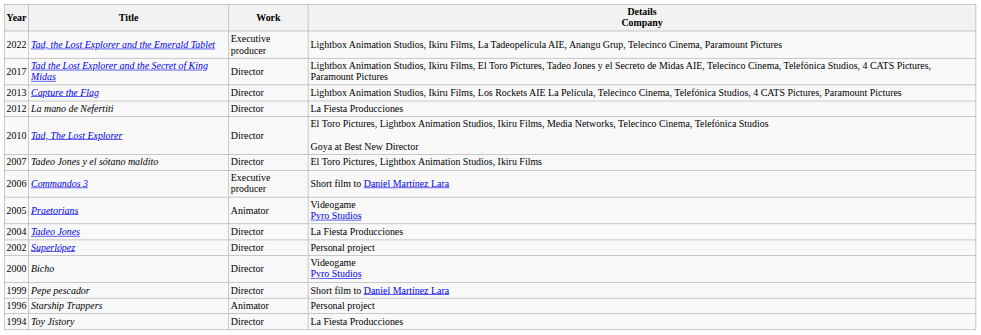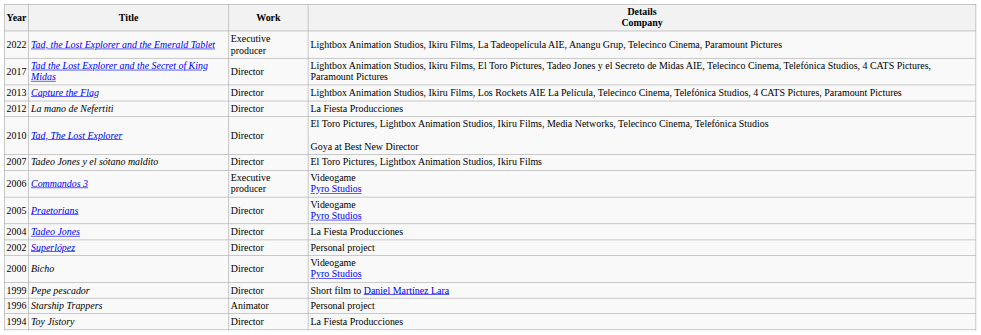(380, 183) Short film to Daniel Martínez Lara -> (336, 183) Videogame Pyro Studios
(250, 210) Animator -> (247, 210) Director
